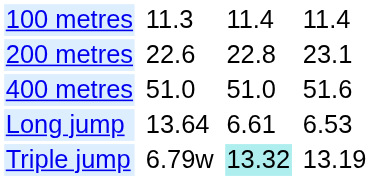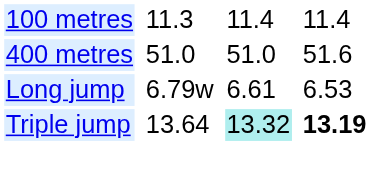- row: (69, 54)
(178, 124) 13.64 -> (180, 89) 6.79w
(180, 159) 6.79w -> (178, 124) 13.64
(335, 159) normal -> (335, 124) bold
